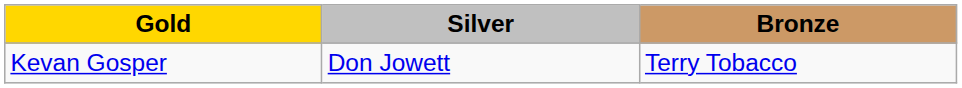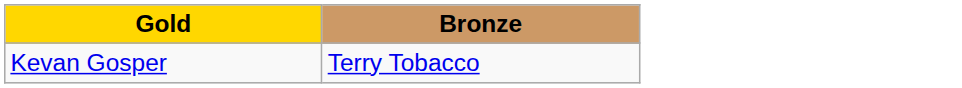- column: (481, 23)
